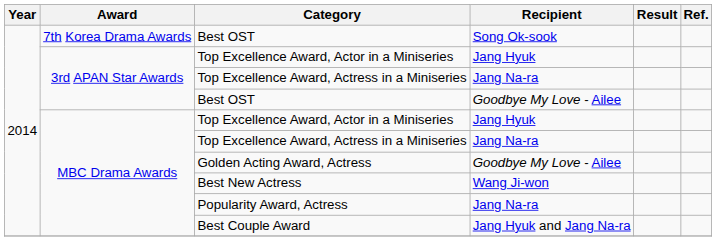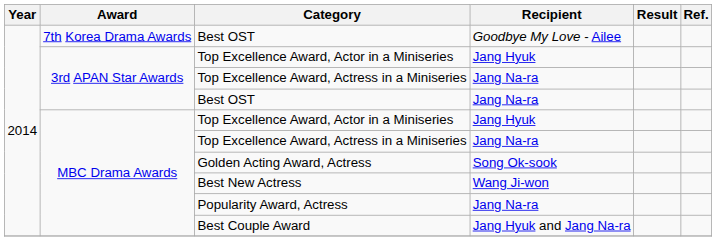(515, 36) Song Ok-sook -> (547, 36) Goodbye My Love - Ailee
(547, 99) Goodbye My Love - Ailee -> (506, 99) Jang Na-ra
(547, 162) Goodbye My Love - Ailee -> (515, 162) Song Ok-sook
